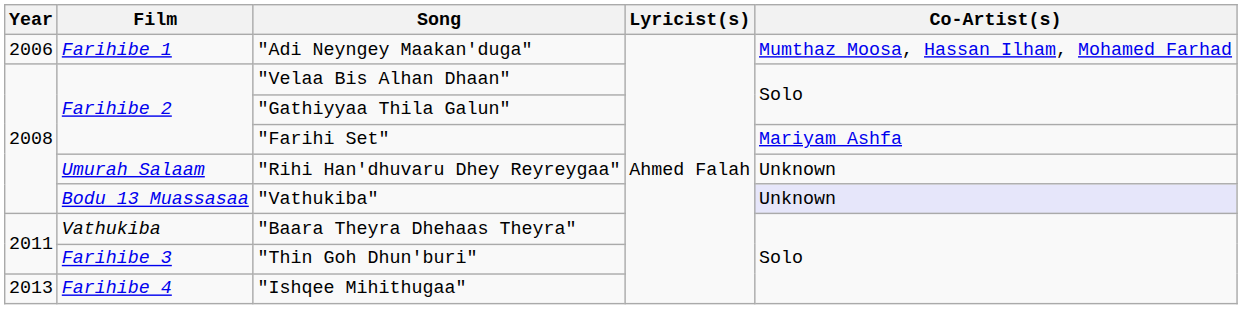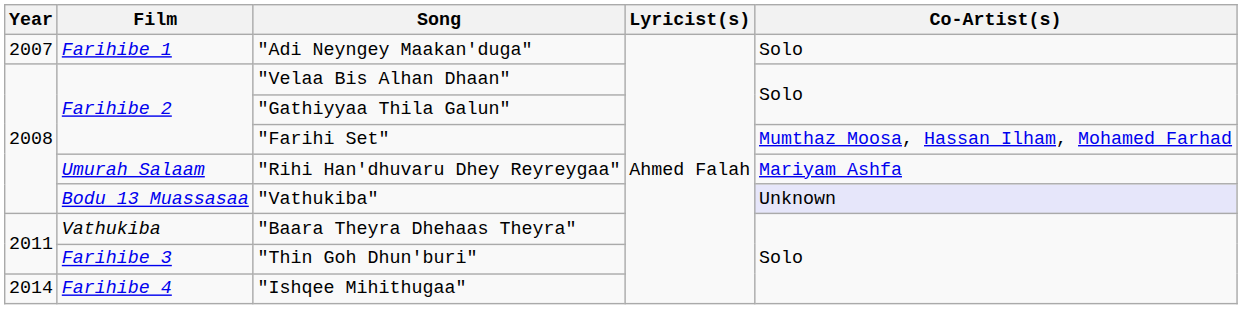(31, 50) 2006 -> (31, 50) 2007
(996, 50) Mumthaz Moosa, Hassan Ilham, Mohamed Farhad -> (781, 50) Solo
(831, 139) Mariyam Ashfa -> (996, 139) Mumthaz Moosa, Hassan Ilham, Mohamed Farhad
(798, 169) Unknown -> (831, 169) Mariyam Ashfa
(31, 289) 2013 -> (31, 289) 2014
